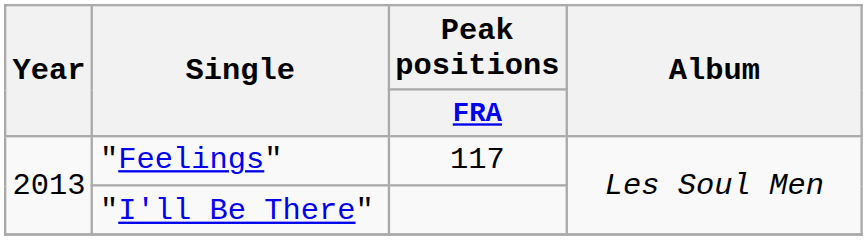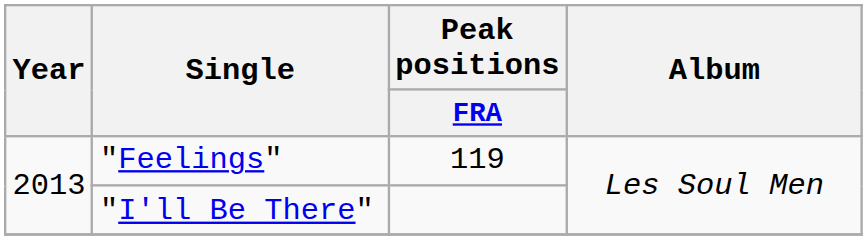(477, 161) 117 -> (477, 161) 119
